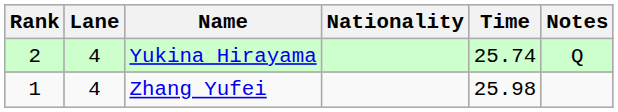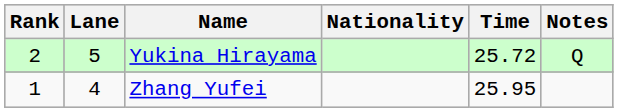(95, 56) 4 -> (95, 56) 5
(505, 56) 25.74 -> (505, 56) 25.72
(505, 90) 25.98 -> (505, 90) 25.95
